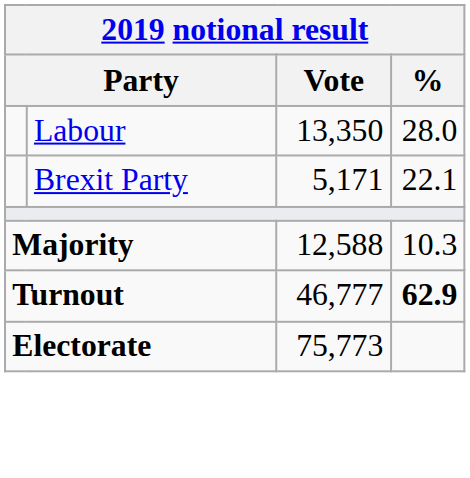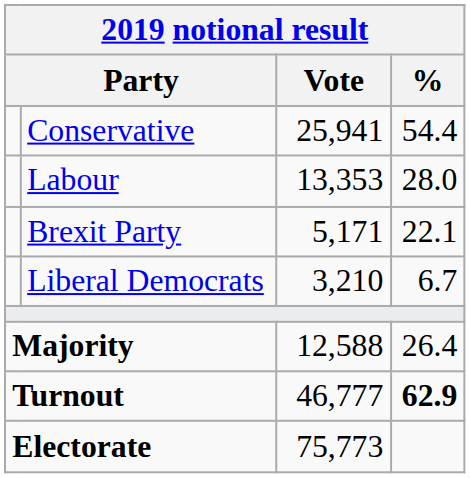+ row: (111, 130)
(340, 130) 13,350 -> (340, 180) 13,353
+ row: (146, 280)
(430, 245) 10.3 -> (430, 345) 26.4
